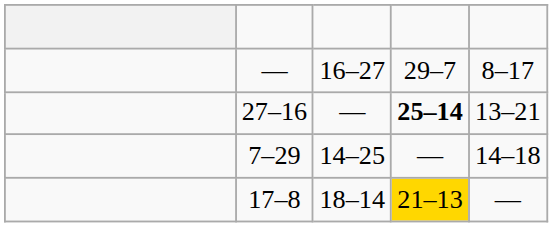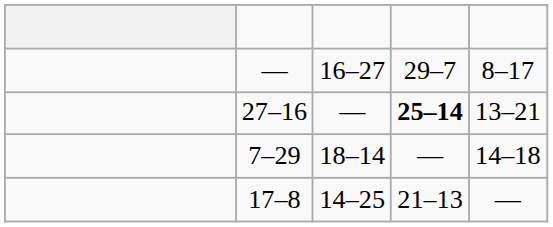(352, 156) 14–25 -> (352, 156) 18–14
(352, 199) 18–14 -> (352, 199) 14–25
(430, 199) gold background -> (430, 199) no background
